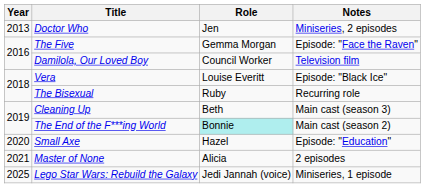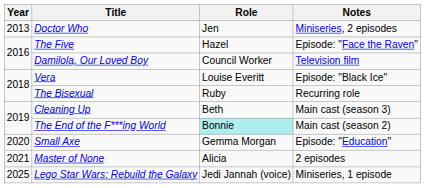(239, 45) Gemma Morgan -> (215, 45) Hazel
(215, 142) Hazel -> (239, 142) Gemma Morgan
